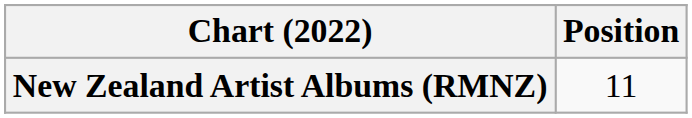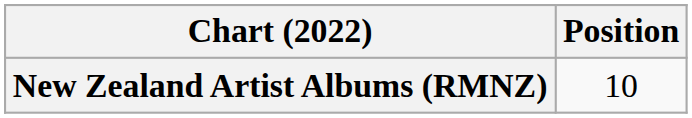(621, 84) 11 -> (621, 84) 10
